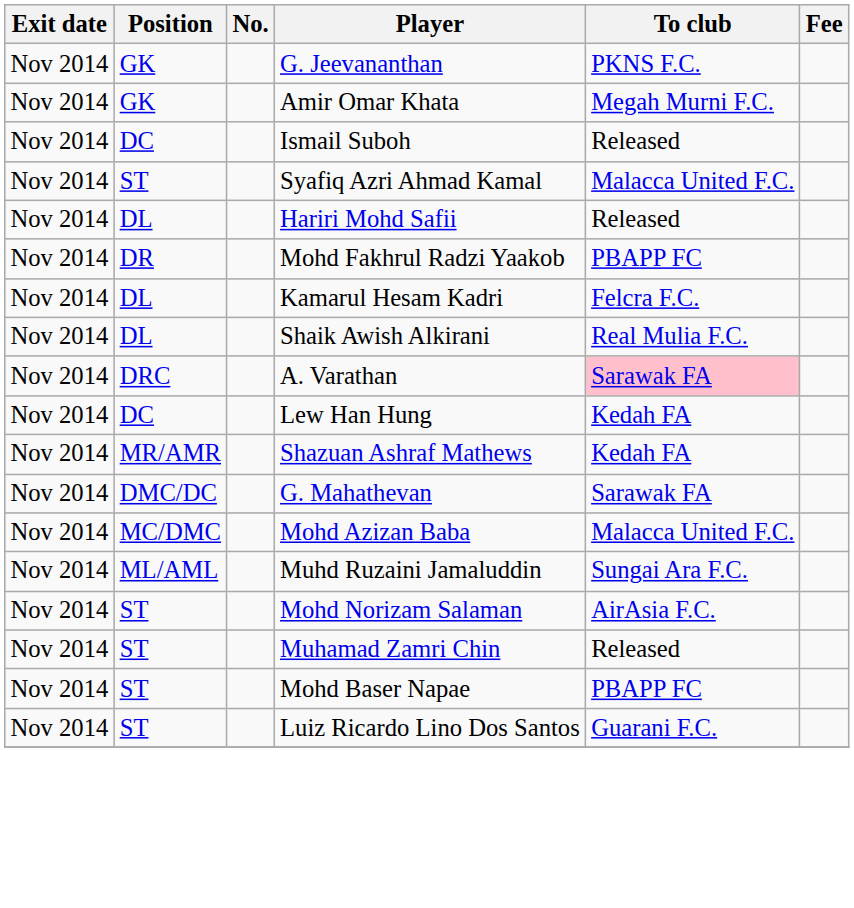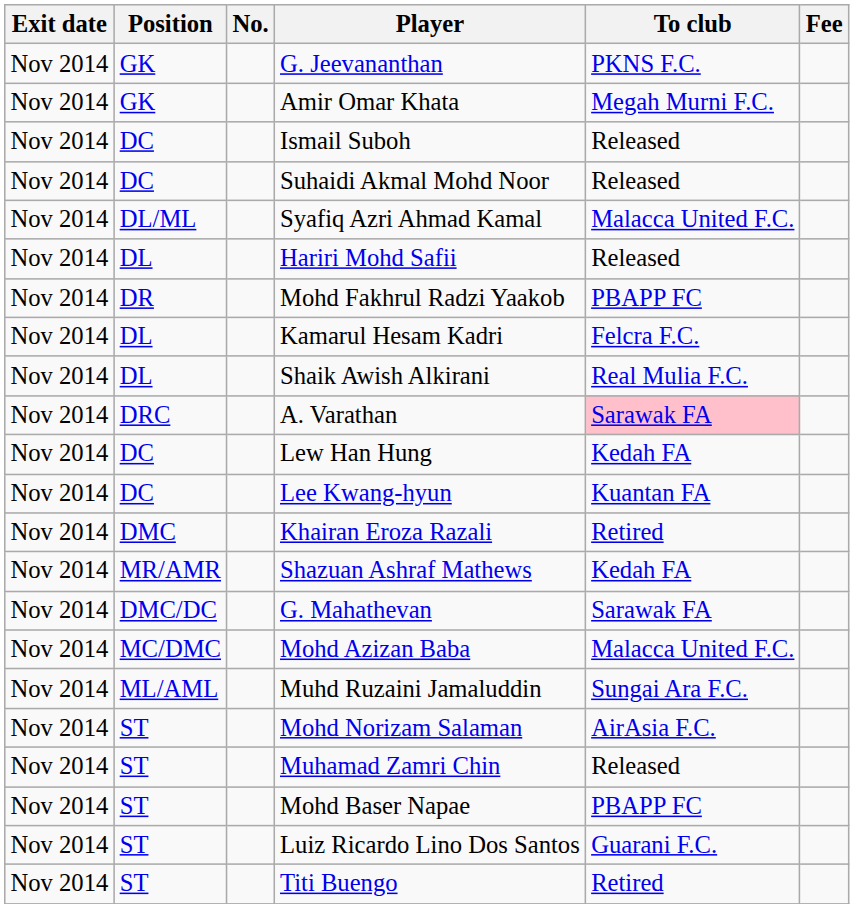+ row: (415, 180)
(134, 180) ST -> (158, 219) DL/ML
+ row: (366, 492)
+ row: (386, 532)
+ row: (339, 883)
